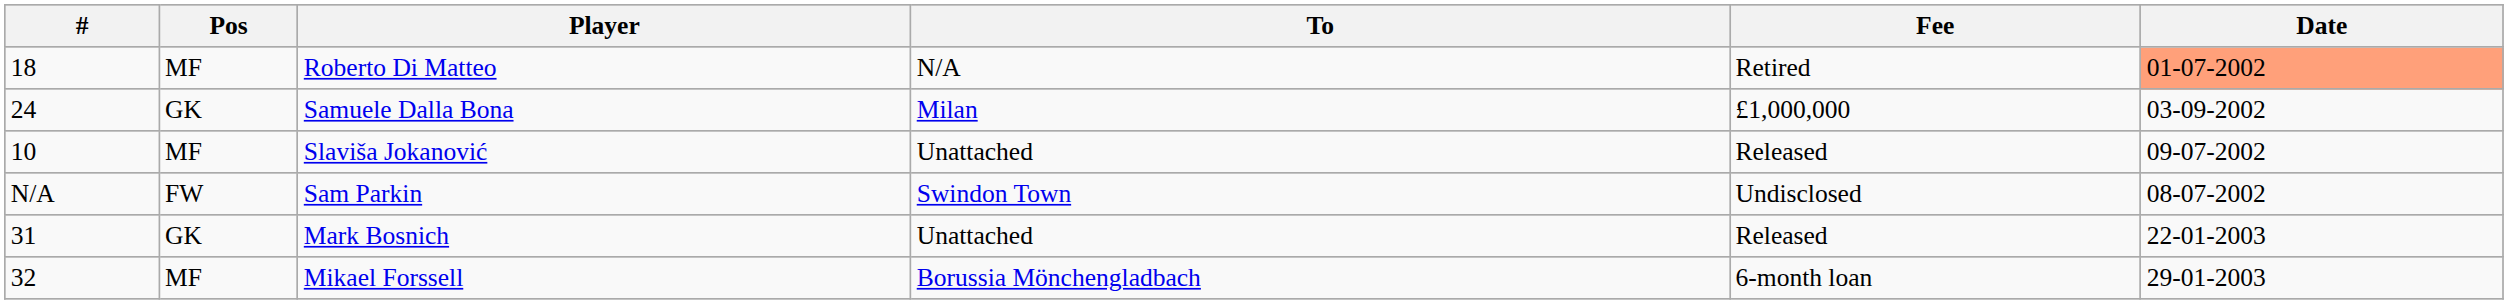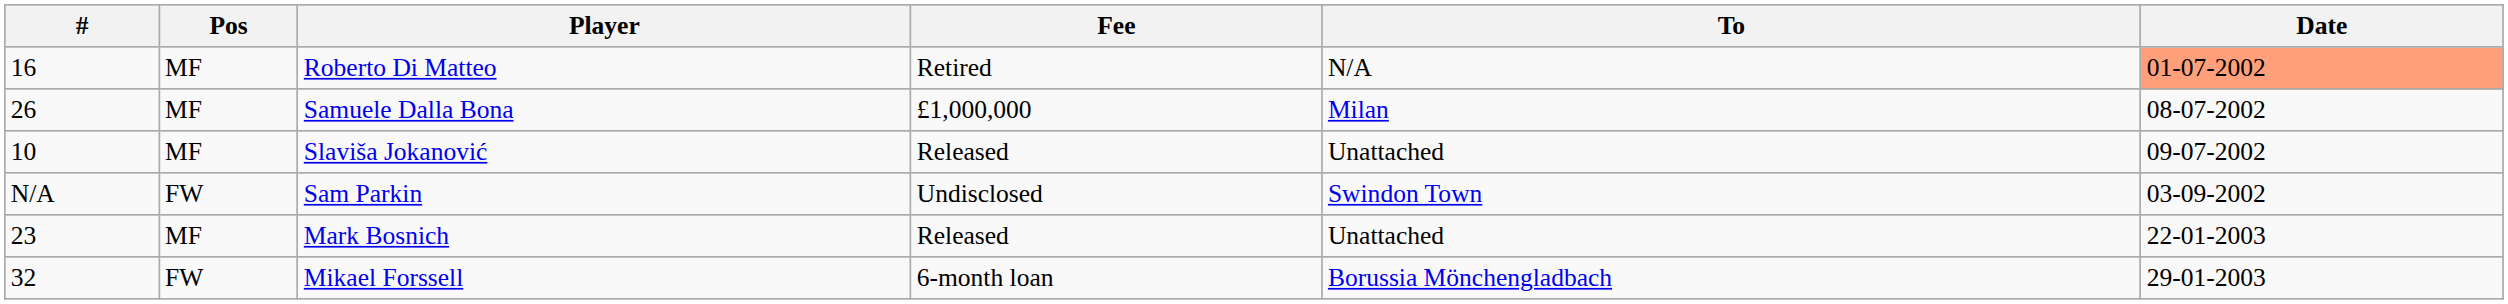columns swapped: (1320, 25) <-> (1935, 25)
(24, 67) 18 -> (24, 67) 16
(24, 109) 24 -> (24, 109) 26
(184, 109) GK -> (184, 109) MF
(2206, 109) 03-09-2002 -> (2206, 109) 08-07-2002
(2206, 194) 08-07-2002 -> (2206, 194) 03-09-2002
(24, 236) 31 -> (24, 236) 23
(184, 236) GK -> (184, 236) MF
(184, 278) MF -> (184, 278) FW
